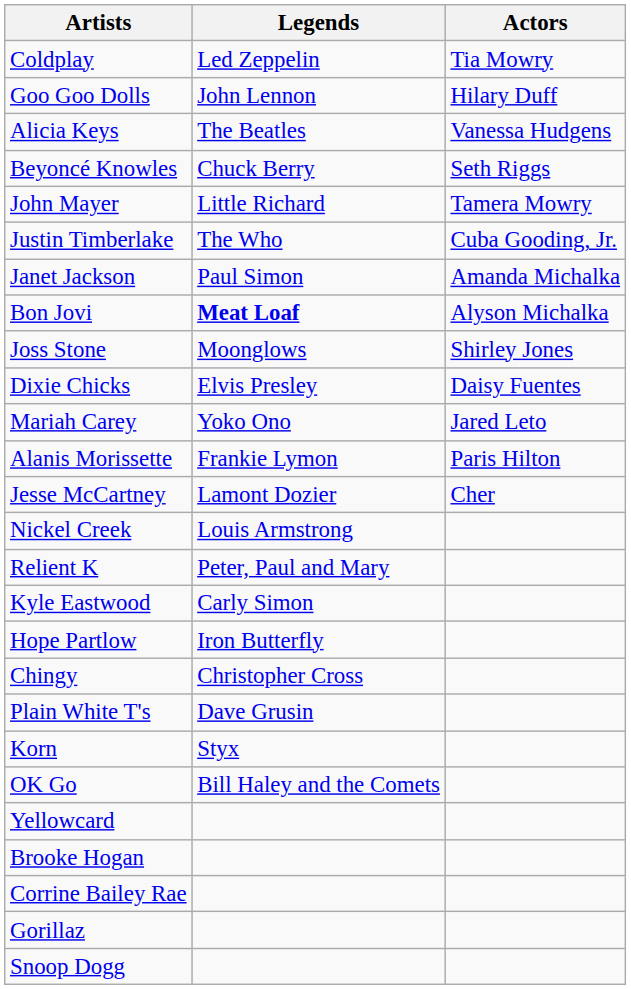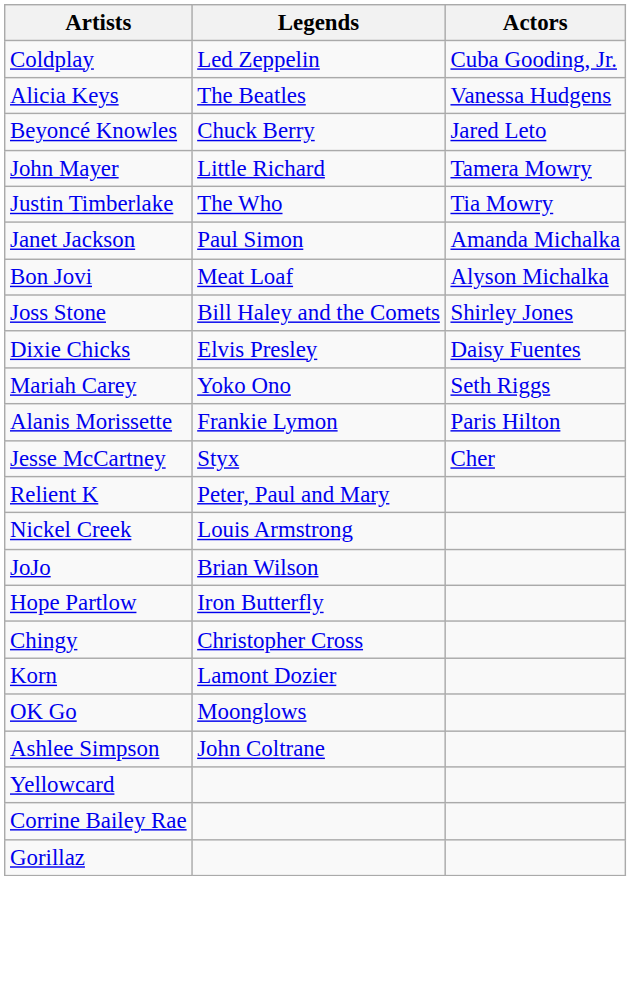(502, 58) Tia Mowry -> (534, 58) Cuba Gooding, Jr.
- row: (80, 95)
(500, 167) Seth Riggs -> (498, 131) Jared Leto
(534, 240) Cuba Gooding, Jr. -> (502, 204) Tia Mowry
(248, 312) bold -> (245, 276) normal
(252, 349) Moonglows -> (319, 312) Bill Haley and the Comets
(498, 421) Jared Leto -> (500, 385) Seth Riggs
(267, 494) Lamont Dozier -> (218, 458) Styx
rows swapped: (71, 530) <-> (54, 566)
+ row: (30, 566)
- row: (80, 603)
- row: (80, 712)
(218, 748) Styx -> (267, 675) Lamont Dozier
(319, 784) Bill Haley and the Comets -> (252, 712) Moonglows
+ row: (85, 748)
- row: (77, 857)
- row: (68, 966)
